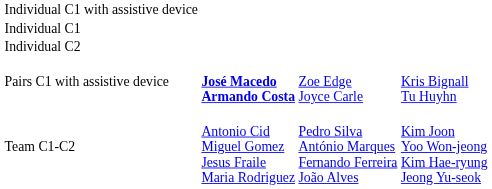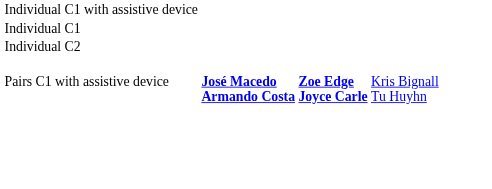(331, 89) normal -> (333, 89) bold
- row: (40, 146)
